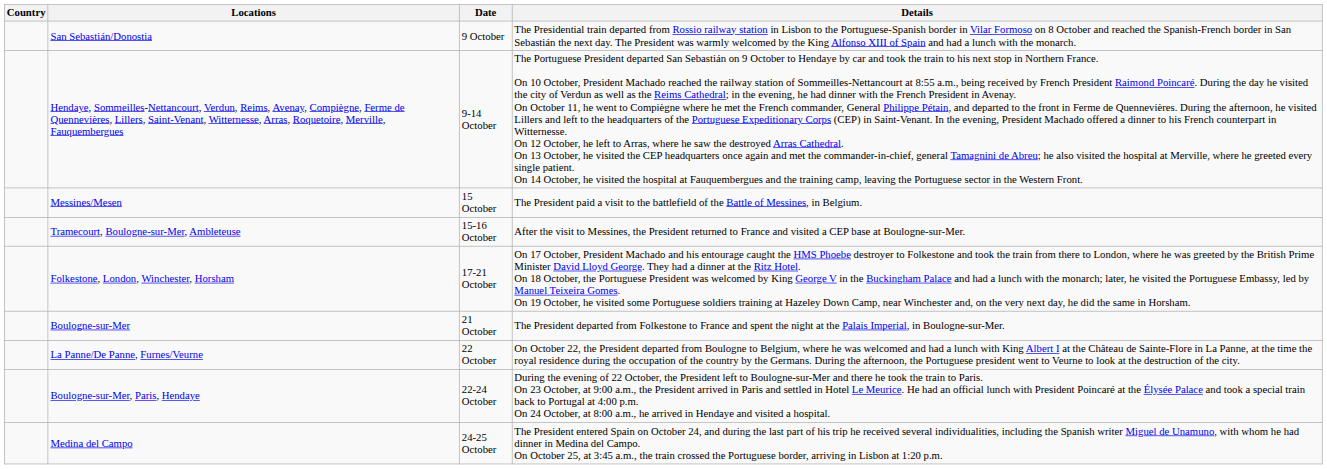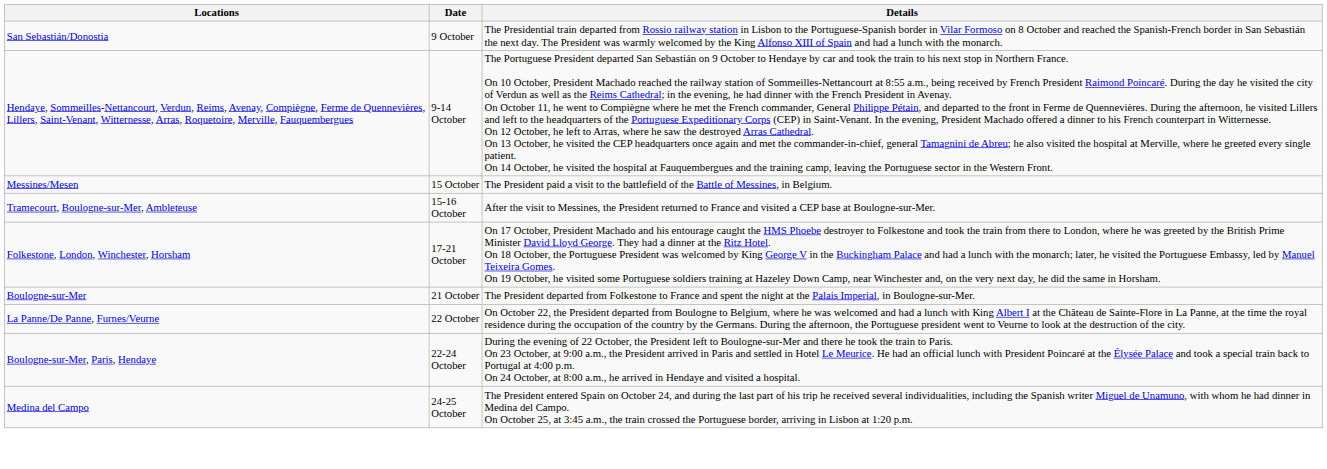- column: (26, 13)
